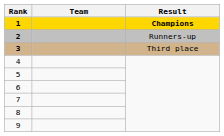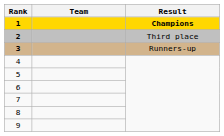(173, 36) Runners-up -> (173, 36) Third place
(173, 49) Third place -> (173, 49) Runners-up
